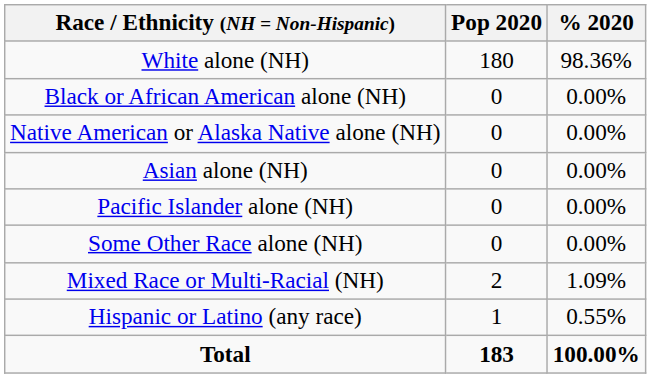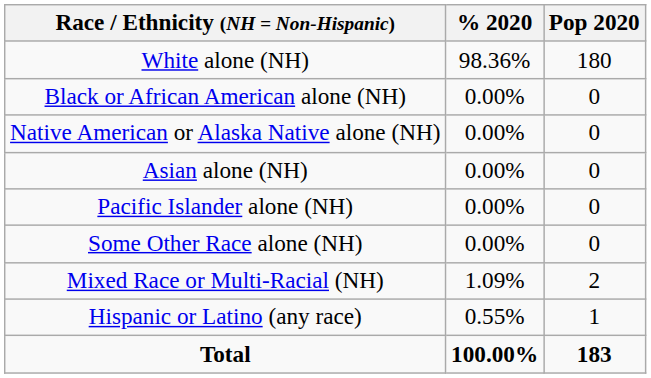columns swapped: (497, 22) <-> (596, 22)
